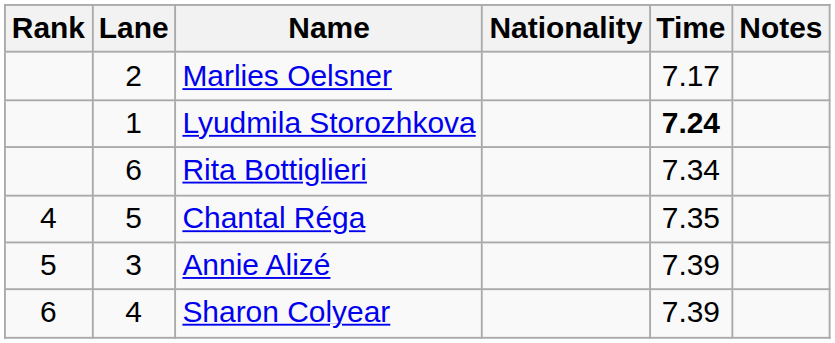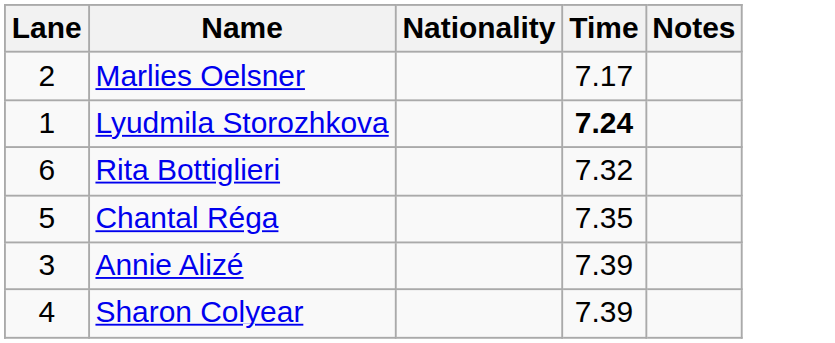- column: (48, 28)
(691, 170) 7.34 -> (604, 170) 7.32
